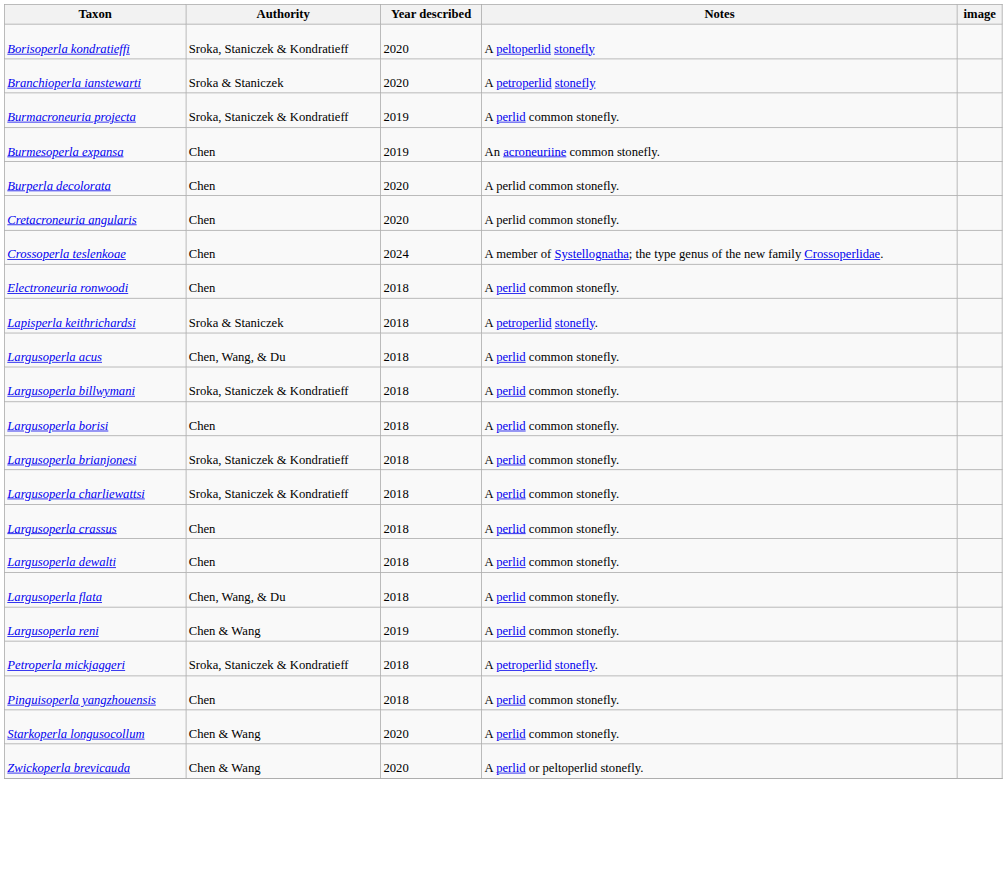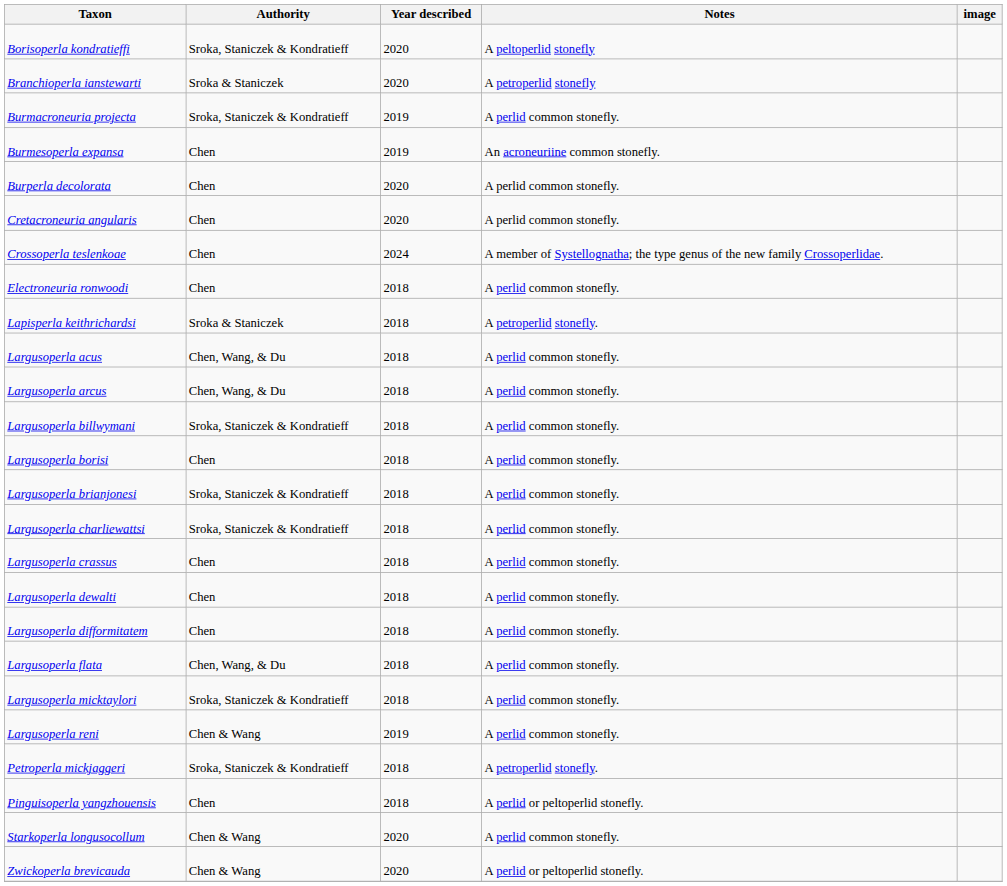+ row: (57, 391)
+ row: (77, 631)
+ row: (72, 699)
(552, 699) A perlid common stonefly. -> (564, 802) A perlid or peltoperlid stonefly.
